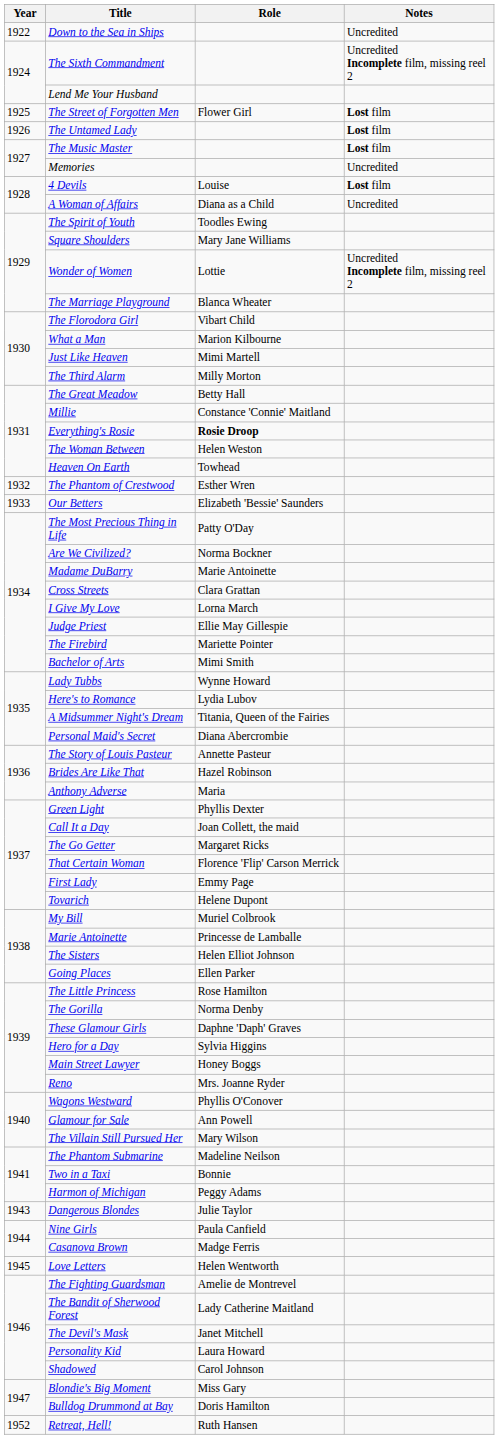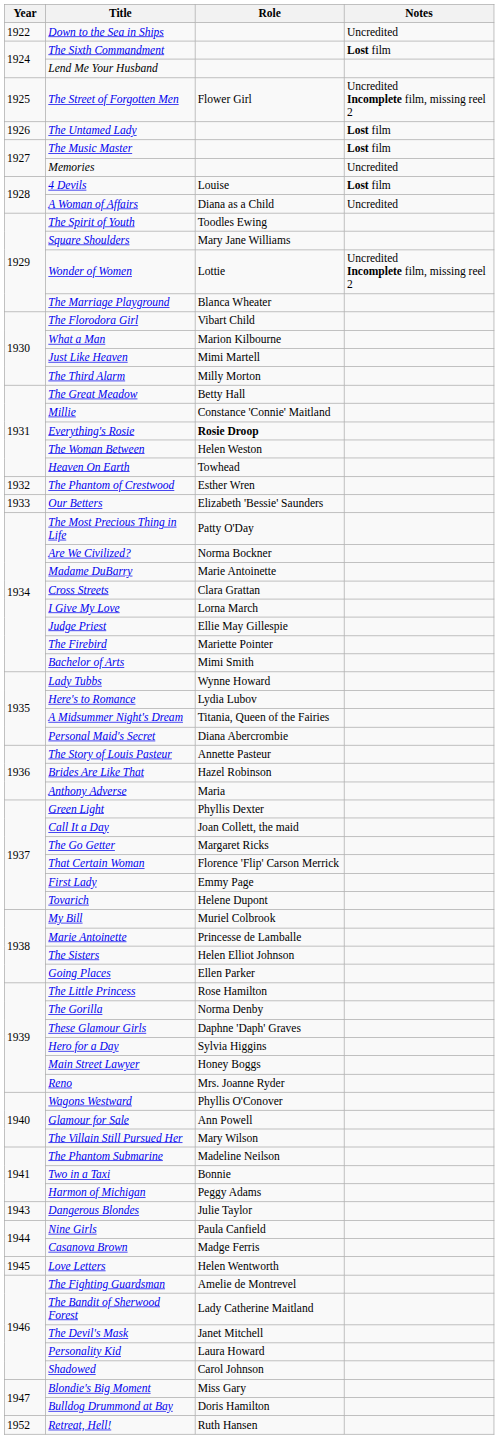(416, 63) Uncredited Incomplete film, missing reel 2 -> (369, 50) Lost film
(369, 112) Lost film -> (416, 99) Uncredited Incomplete film, missing reel 2
